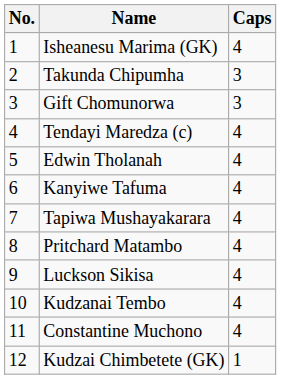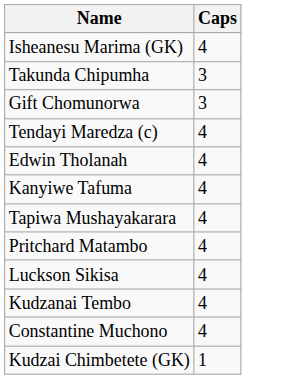- column: (22, 18)
